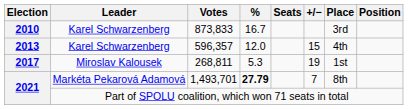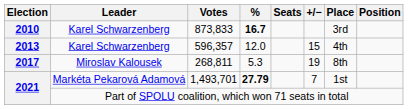(255, 29) normal -> (255, 29) bold
(340, 63) 1st -> (340, 63) 8th
(340, 79) 8th -> (340, 79) 1st
